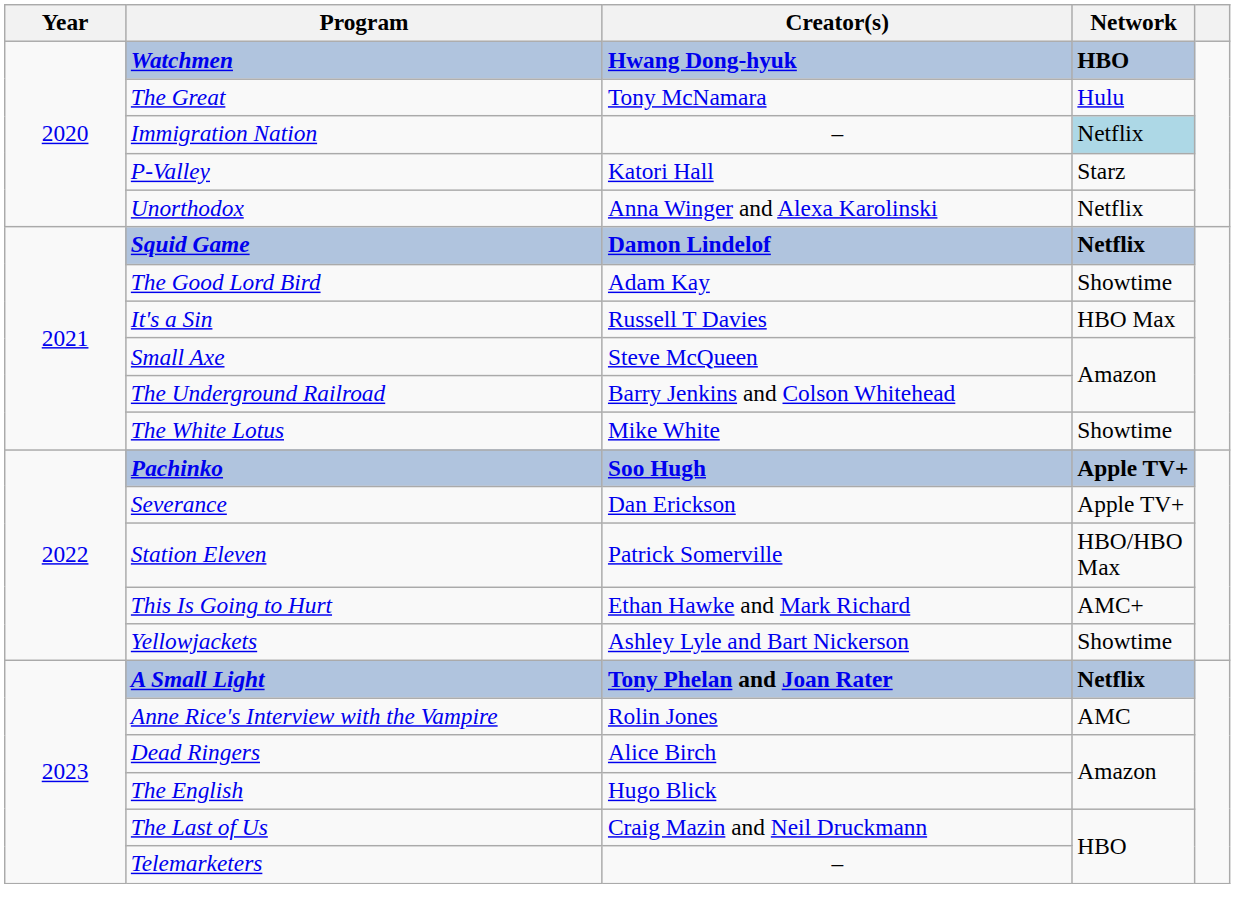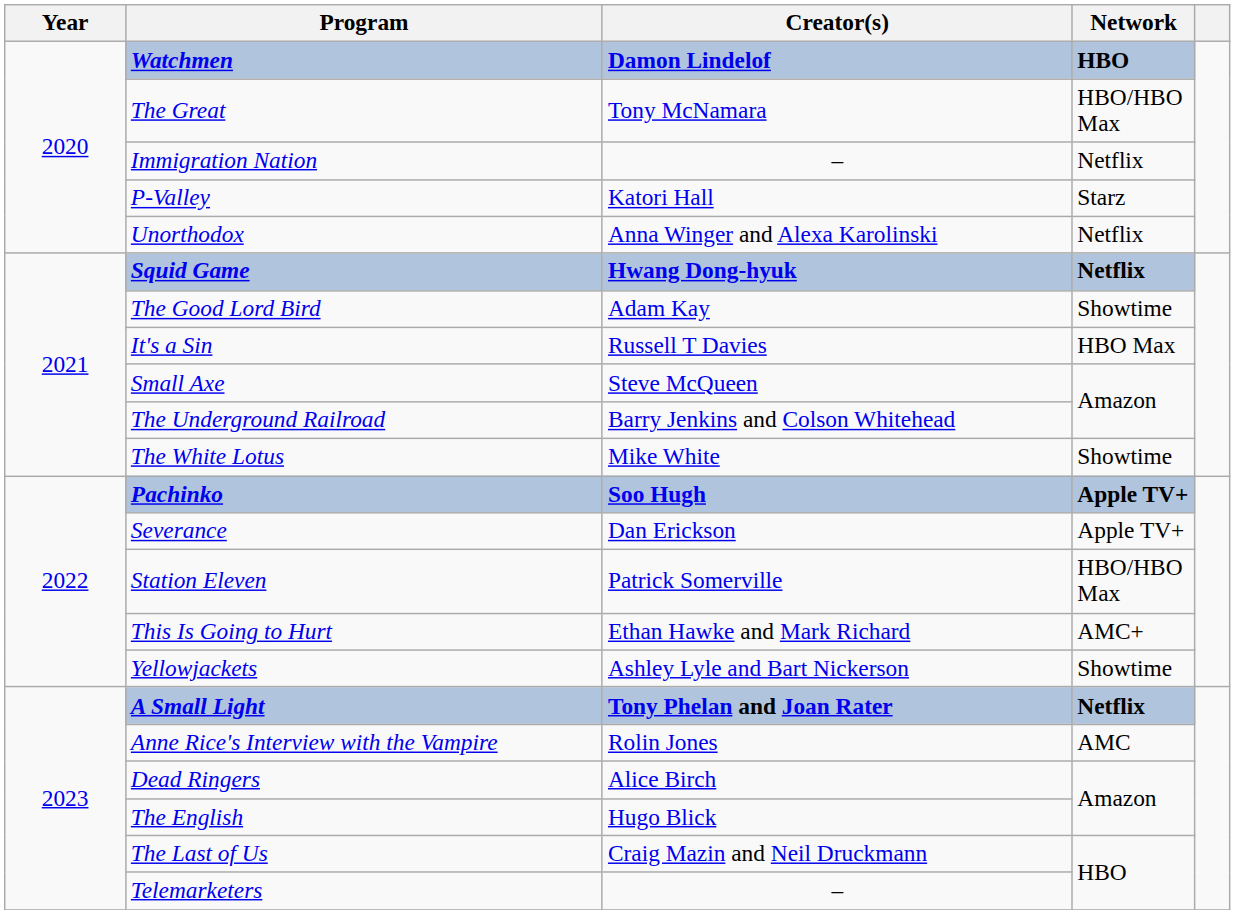(702, 60) Hwang Dong-hyuk -> (689, 60) Damon Lindelof
(1101, 97) Hulu -> (1130, 110) HBO/HBO Max
(1110, 134) lightblue background -> (1110, 160) no background
(689, 245) Damon Lindelof -> (702, 271) Hwang Dong-hyuk
